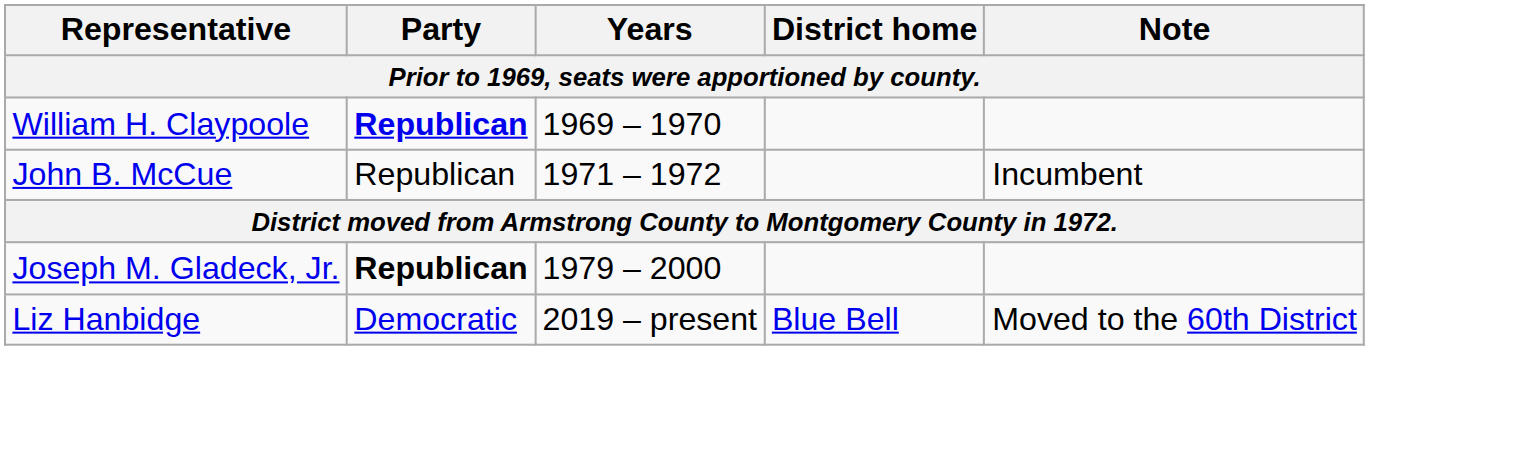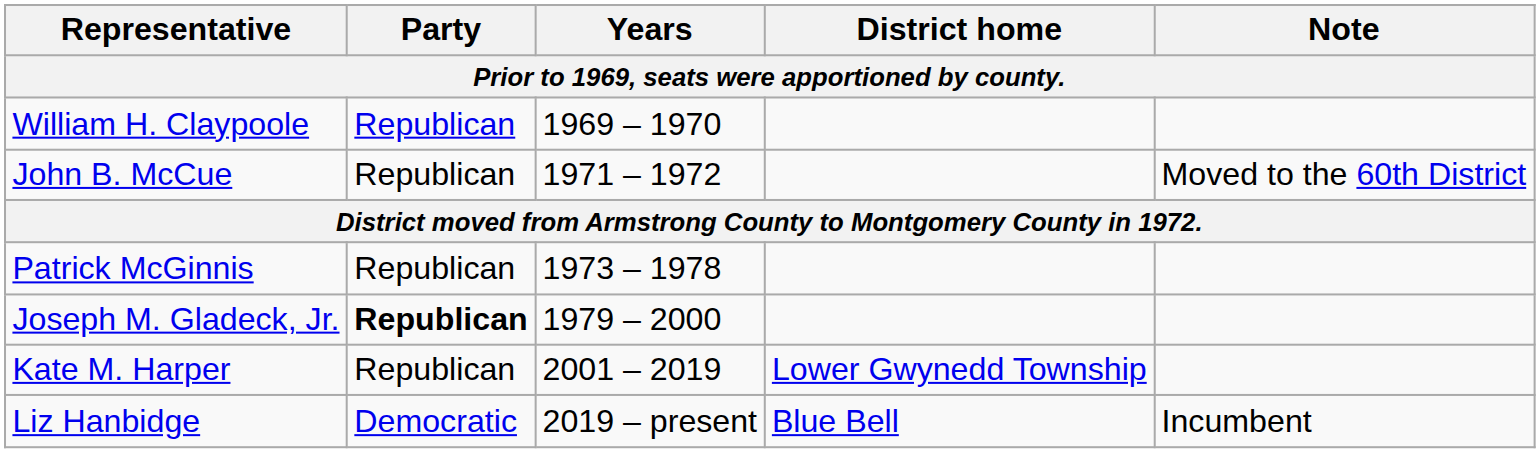(441, 123) bold -> (435, 123) normal
(1067, 174) Incumbent -> (1344, 174) Moved to the 60th District
+ row: (133, 267)
+ row: (121, 369)
(1175, 318) Moved to the 60th District -> (1237, 420) Incumbent
